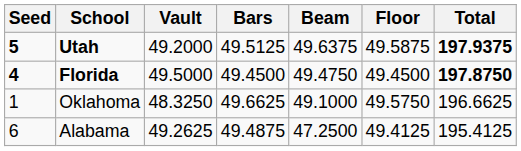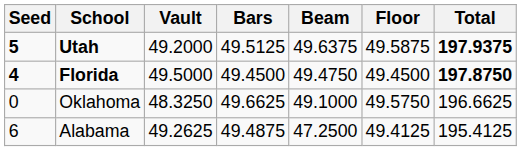(14, 103) 1 -> (14, 103) 0
